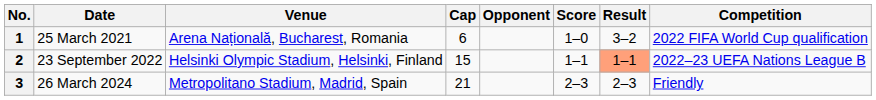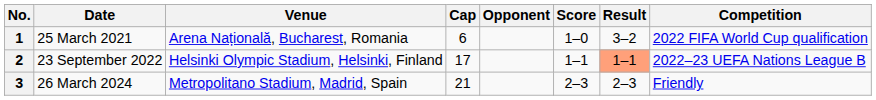(463, 60) 15 -> (463, 60) 17
